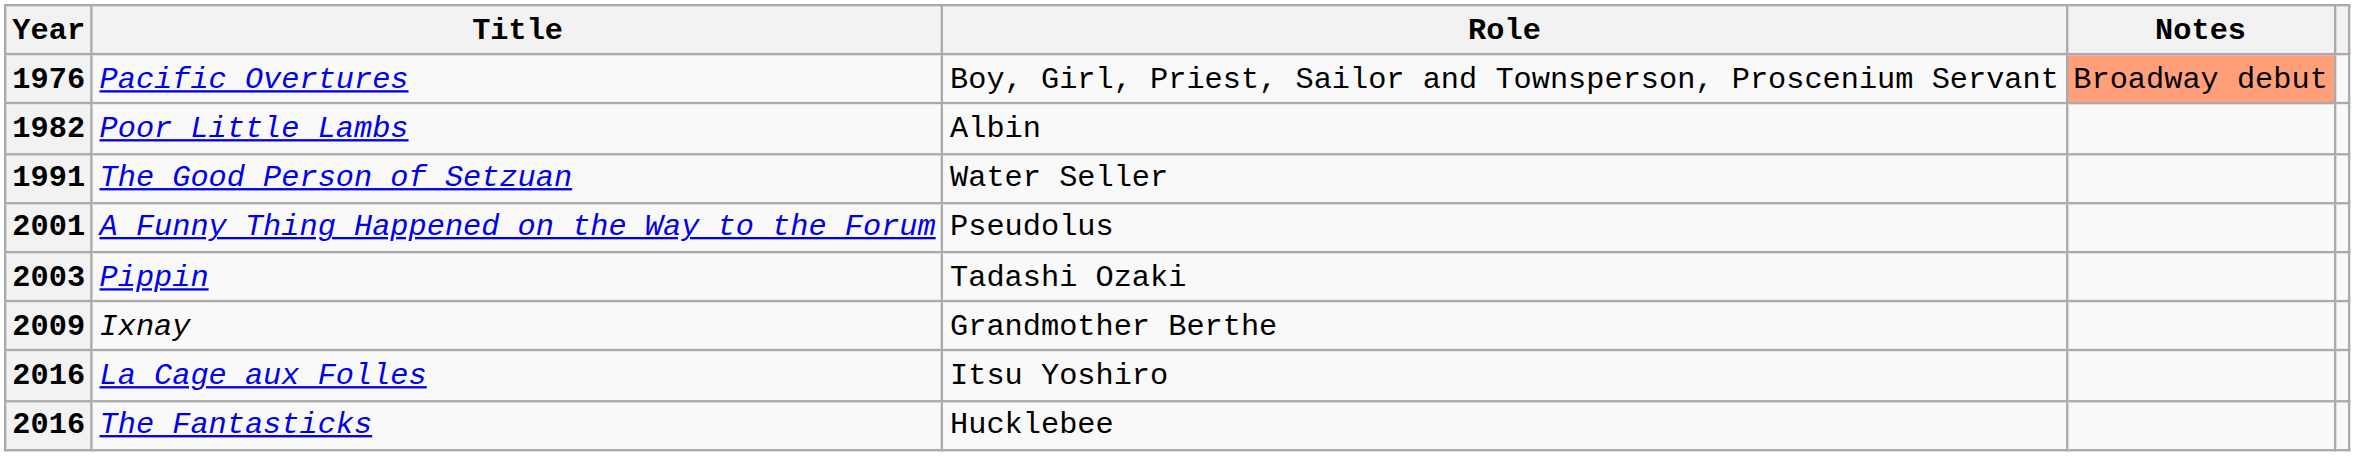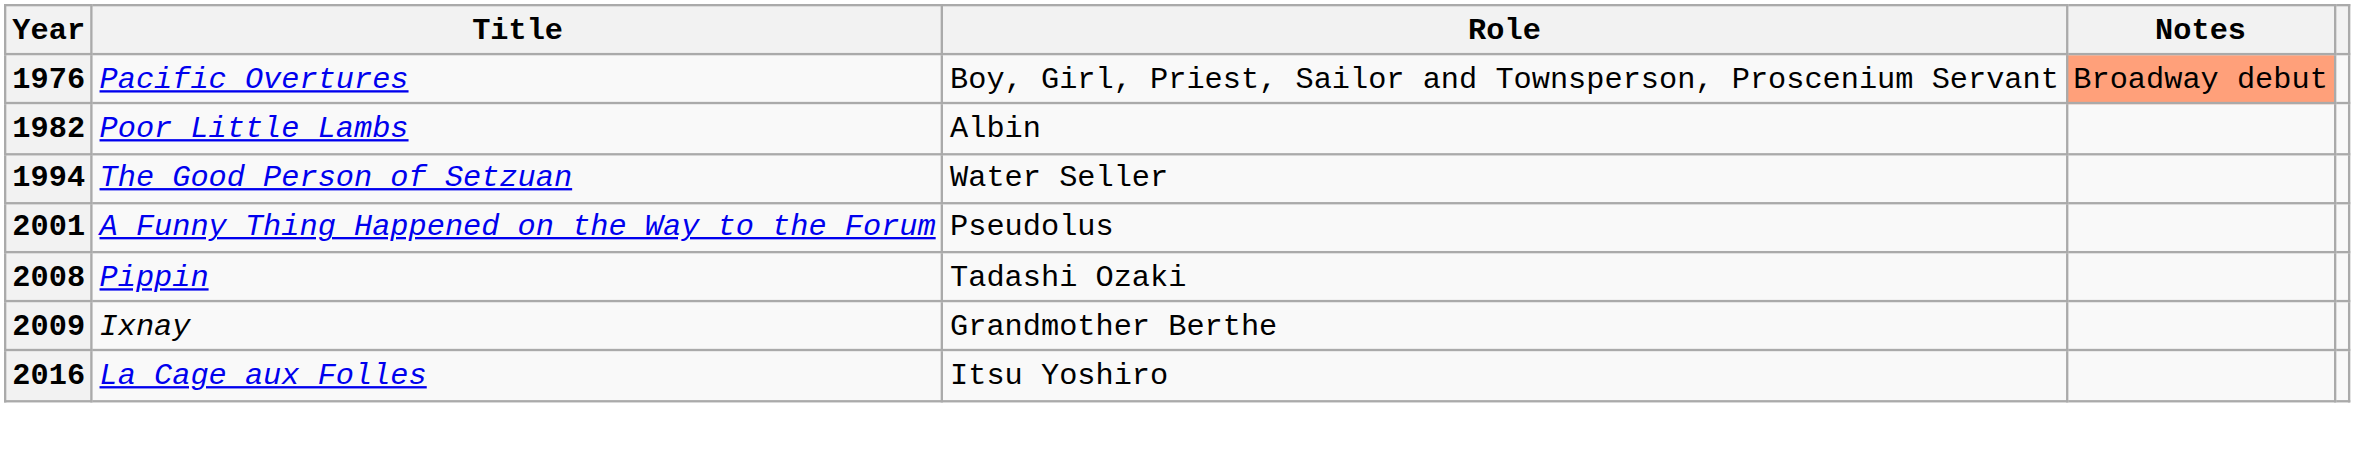(49, 178) 1991 -> (49, 178) 1994
(49, 277) 2003 -> (49, 277) 2008
- row: (236, 425)
